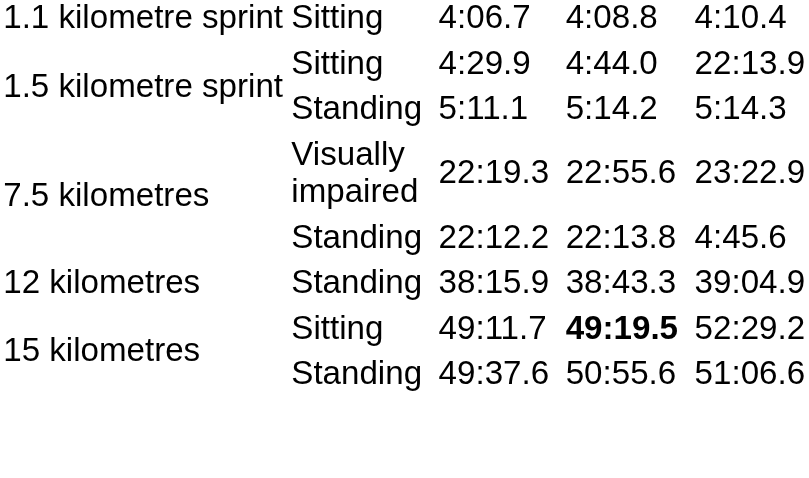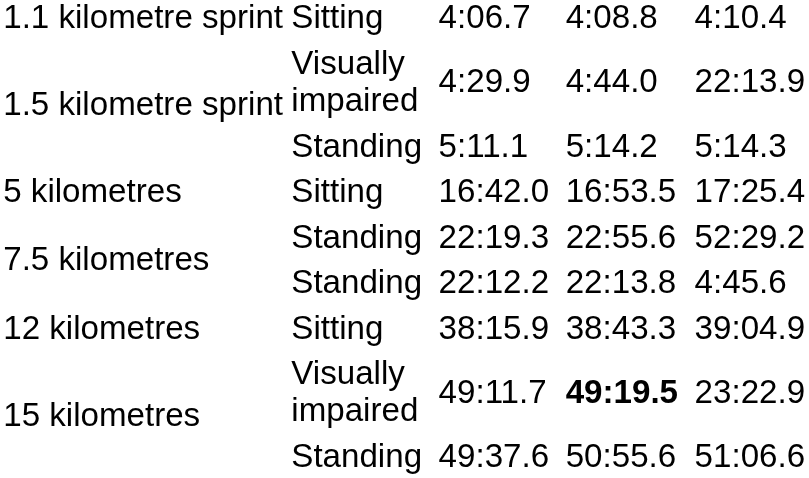(337, 62) Sitting -> (355, 81) Visually impaired
+ row: (494, 191)
(355, 172) Visually impaired -> (357, 236) Standing
(750, 172) 23:22.9 -> (750, 236) 52:29.2
(357, 282) Standing -> (337, 327) Sitting
(337, 327) Sitting -> (355, 391) Visually impaired
(750, 327) 52:29.2 -> (750, 391) 23:22.9
